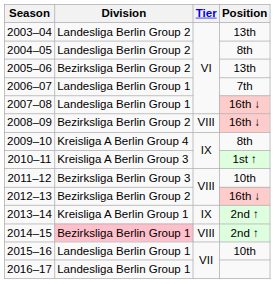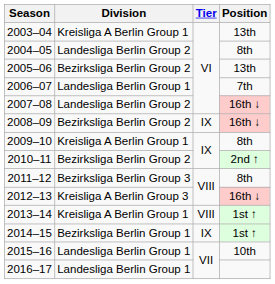(124, 31) Landesliga Berlin Group 2 -> (123, 31) Kreisliga A Berlin Group 1
(124, 104) Landesliga Berlin Group 1 -> (124, 104) Landesliga Berlin Group 2
(206, 123) VIII -> (206, 123) IX
(123, 141) Kreisliga A Berlin Group 4 -> (123, 141) Kreisliga A Berlin Group 1
(123, 159) Kreisliga A Berlin Group 3 -> (124, 159) Bezirksliga Berlin Group 2
(245, 159) 1st ↑ -> (245, 159) 2nd ↑
(245, 178) 10th -> (245, 178) 8th
(124, 196) Bezirksliga Berlin Group 2 -> (123, 196) Kreisliga A Berlin Group 3
(206, 214) IX -> (206, 214) VIII
(245, 214) 2nd ↑ -> (245, 214) 1st ↑
(124, 232) pink background -> (124, 232) no background
(206, 232) VIII -> (206, 232) IX
(245, 232) 2nd ↑ -> (245, 232) 1st ↑
